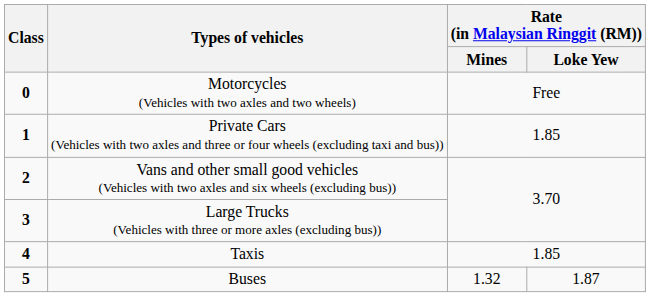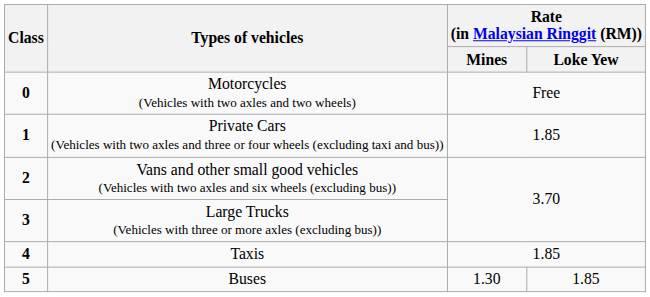(487, 279) 1.32 -> (487, 279) 1.30
(586, 279) 1.87 -> (586, 279) 1.85
